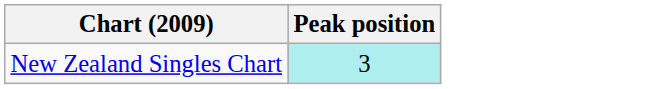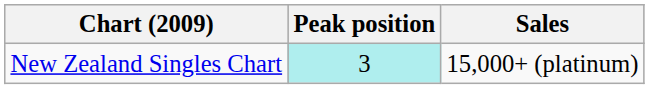+ column: (542, 24)
